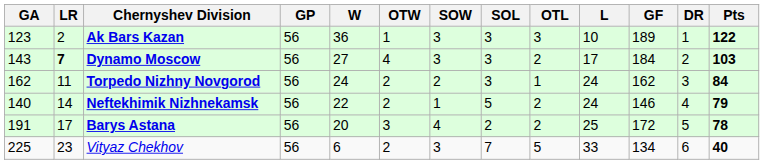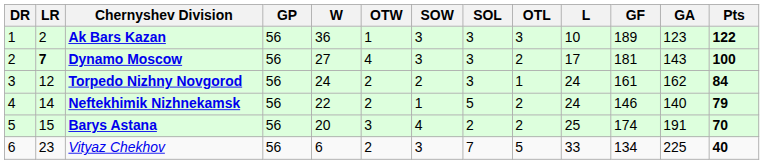columns swapped: (694, 15) <-> (29, 15)
(644, 59) 184 -> (626, 59) 181
(724, 59) 103 -> (724, 59) 100
(64, 81) 11 -> (47, 81) 12
(644, 81) 162 -> (626, 81) 161
(65, 125) 17 -> (47, 125) 15
(644, 125) 172 -> (626, 125) 174
(720, 125) 78 -> (720, 125) 70
